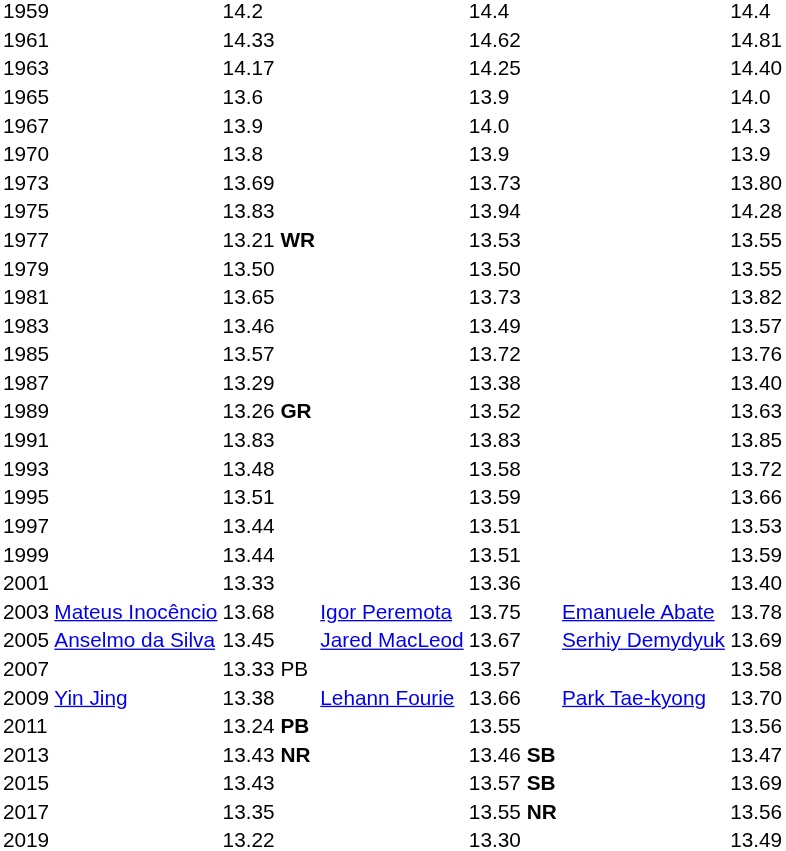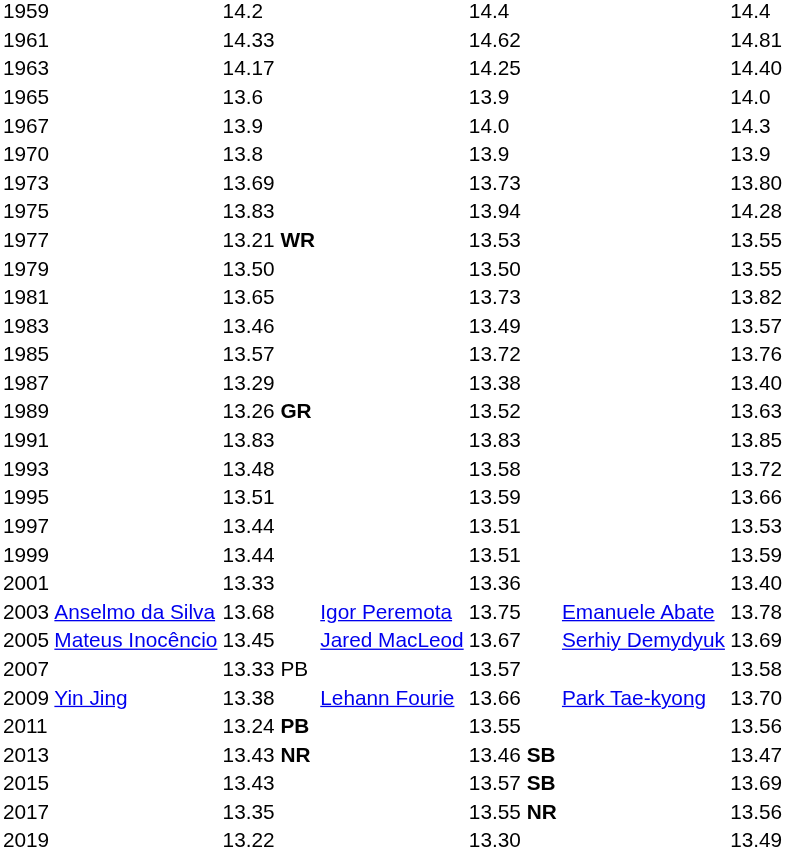(136, 612) Mateus Inocêncio -> (135, 612) Anselmo da Silva
(135, 640) Anselmo da Silva -> (136, 640) Mateus Inocêncio
